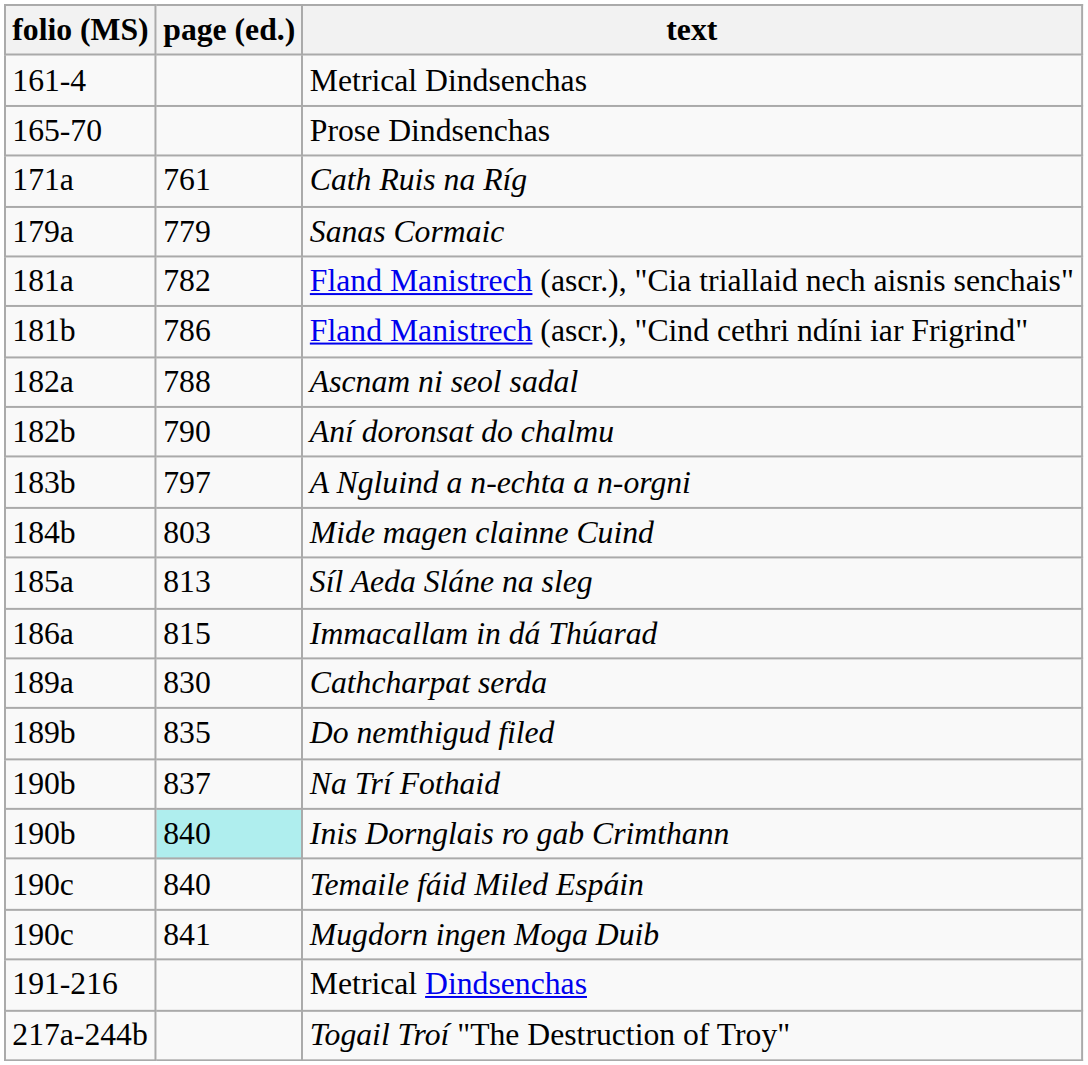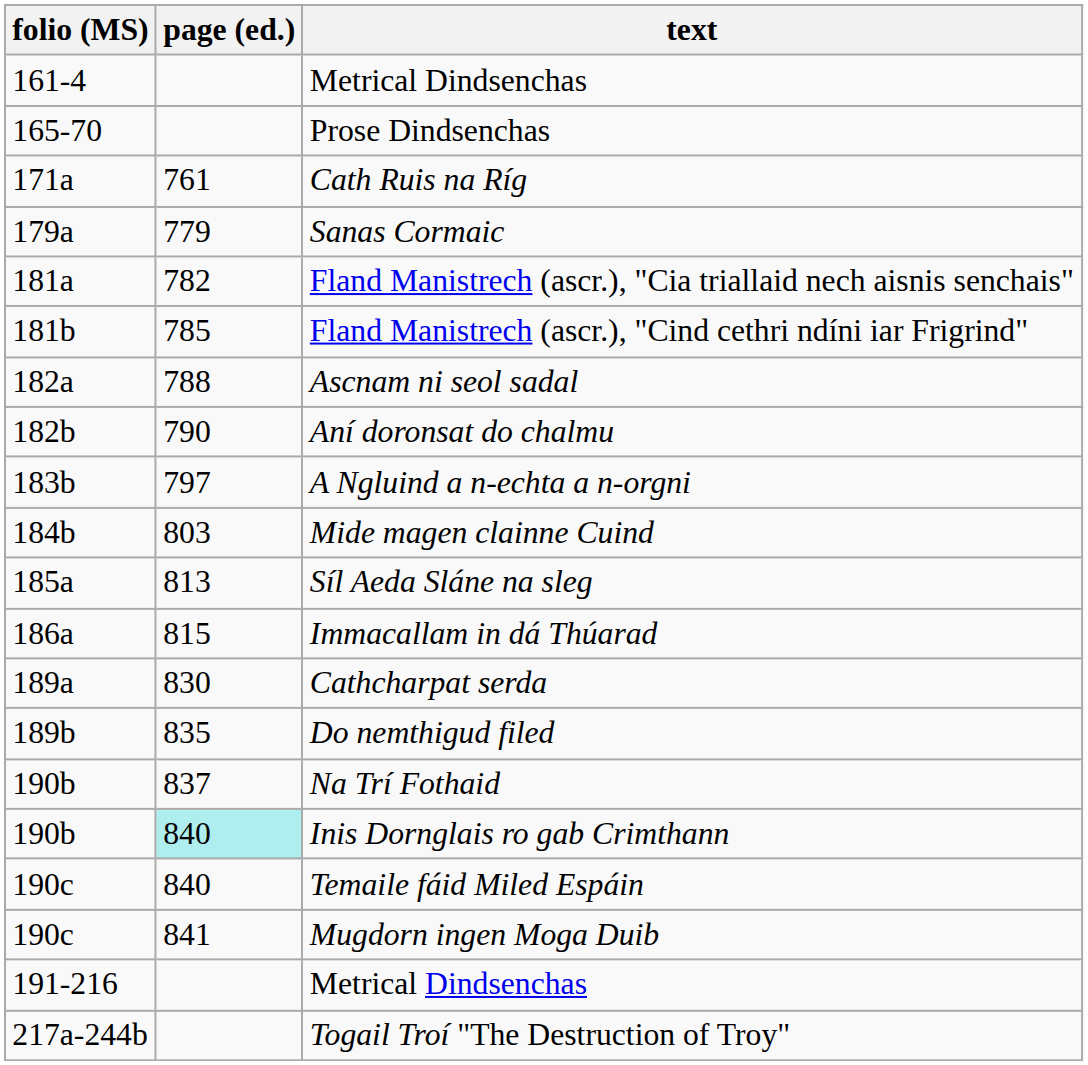(187, 331) 786 -> (187, 331) 785
